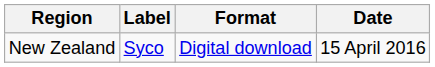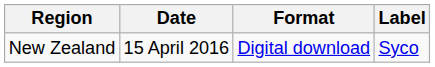columns swapped: (373, 18) <-> (147, 18)
